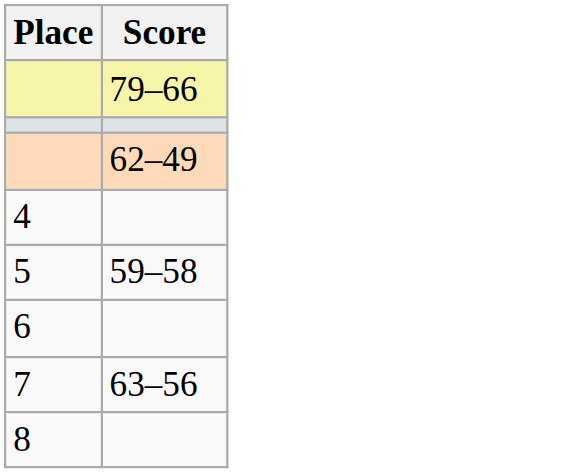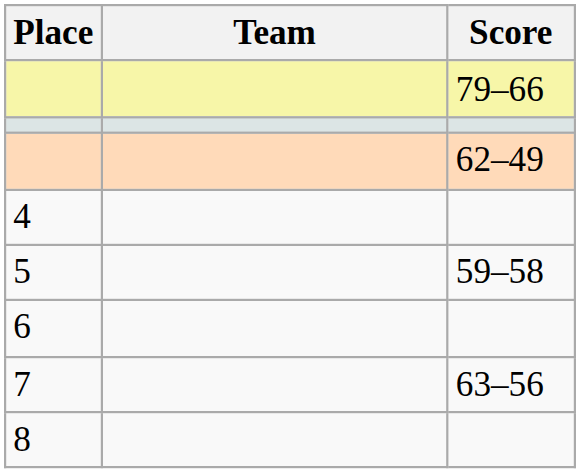+ column: (275, 32)
